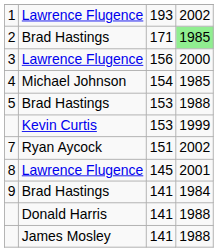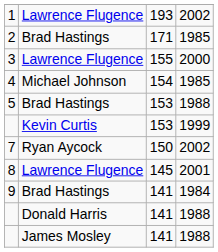(195, 37) lightgreen background -> (195, 37) no background
(161, 59) 156 -> (161, 59) 155
(161, 147) 151 -> (161, 147) 150
